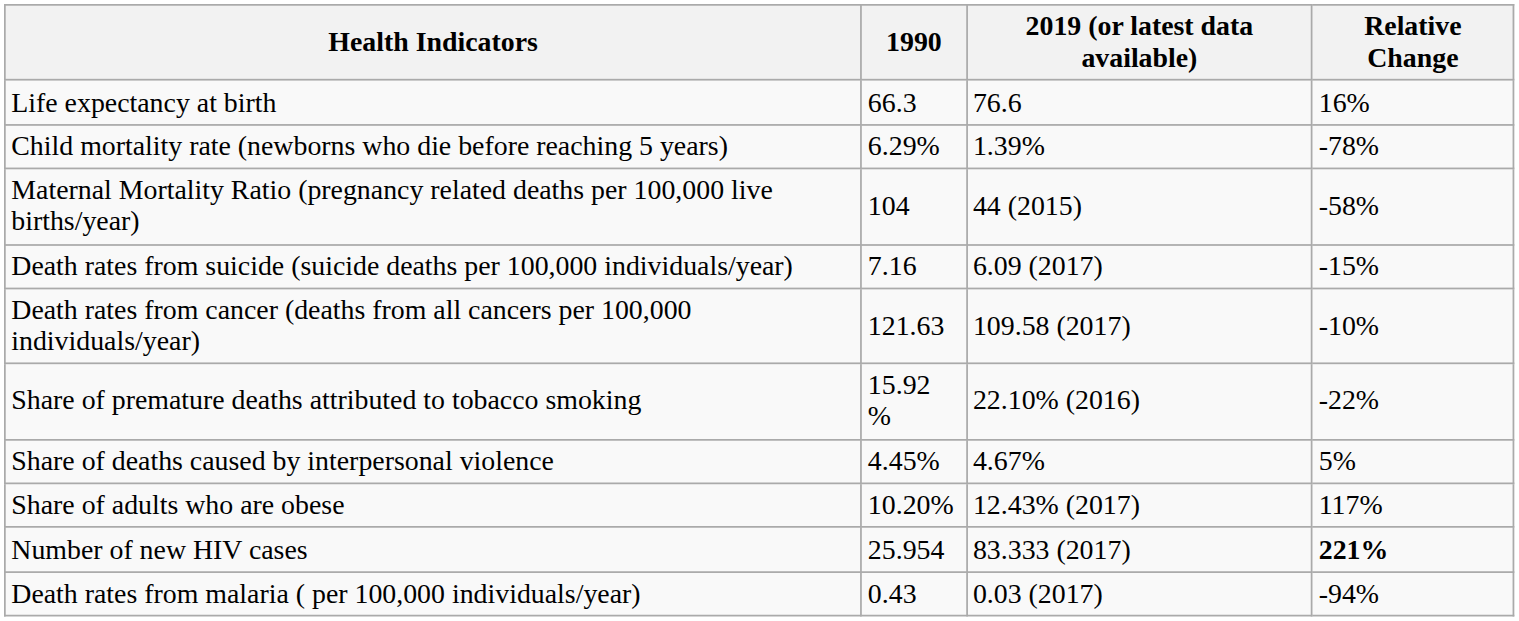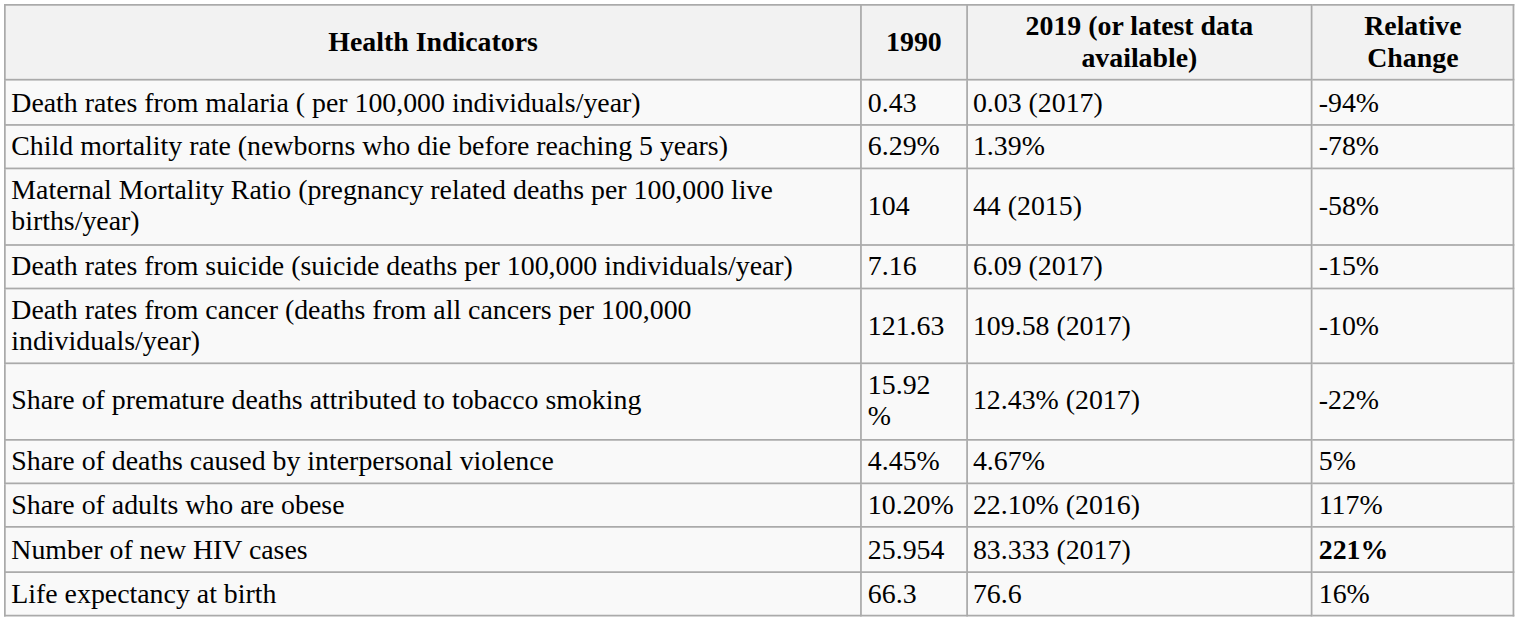rows swapped: (144, 102) <-> (326, 593)
(1056, 401) 22.10% (2016) -> (1056, 401) 12.43% (2017)
(1056, 505) 12.43% (2017) -> (1056, 505) 22.10% (2016)
